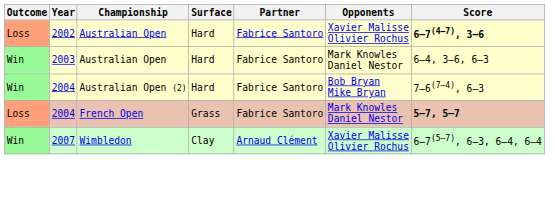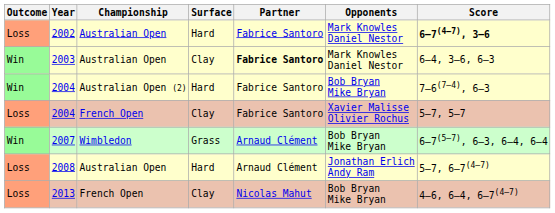(368, 33) Xavier Malisse Olivier Rochus -> (366, 33) Mark Knowles Daniel Nestor
(203, 60) Hard -> (203, 60) Clay
(280, 60) normal -> (280, 60) bold
(206, 114) Grass -> (203, 114) Clay
(366, 114) Mark Knowles Daniel Nestor -> (368, 114) Xavier Malisse Olivier Rochus
(437, 114) bold -> (442, 114) normal
(203, 141) Clay -> (206, 141) Grass
(368, 141) Xavier Malisse Olivier Rochus -> (357, 141) Bob Bryan Mike Bryan
+ row: (63, 167)
+ row: (63, 194)
